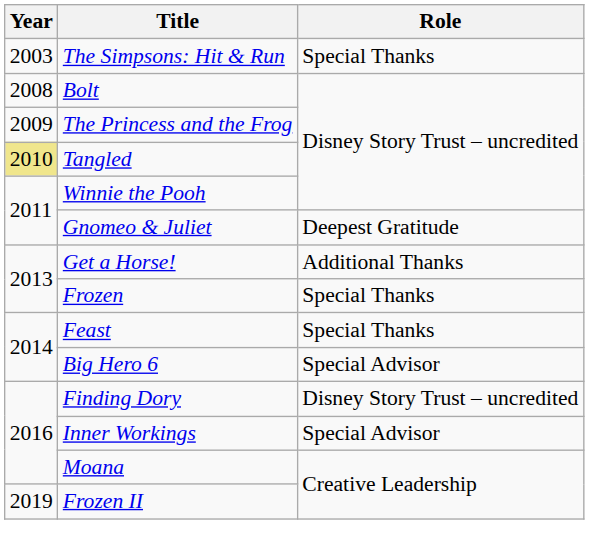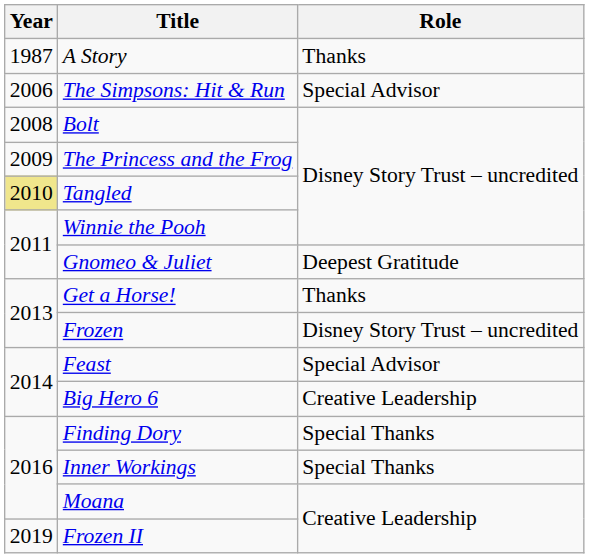+ row: (95, 55)
(31, 55) 2003 -> (31, 90) 2006
(368, 55) Special Thanks -> (371, 90) Special Advisor
(383, 261) Additional Thanks -> (334, 295) Thanks
(368, 295) Special Thanks -> (440, 329) Disney Story Trust – uncredited
(368, 329) Special Thanks -> (371, 364) Special Advisor
(371, 364) Special Advisor -> (390, 398) Creative Leadership
(440, 398) Disney Story Trust – uncredited -> (368, 432) Special Thanks
(371, 432) Special Advisor -> (368, 466) Special Thanks
